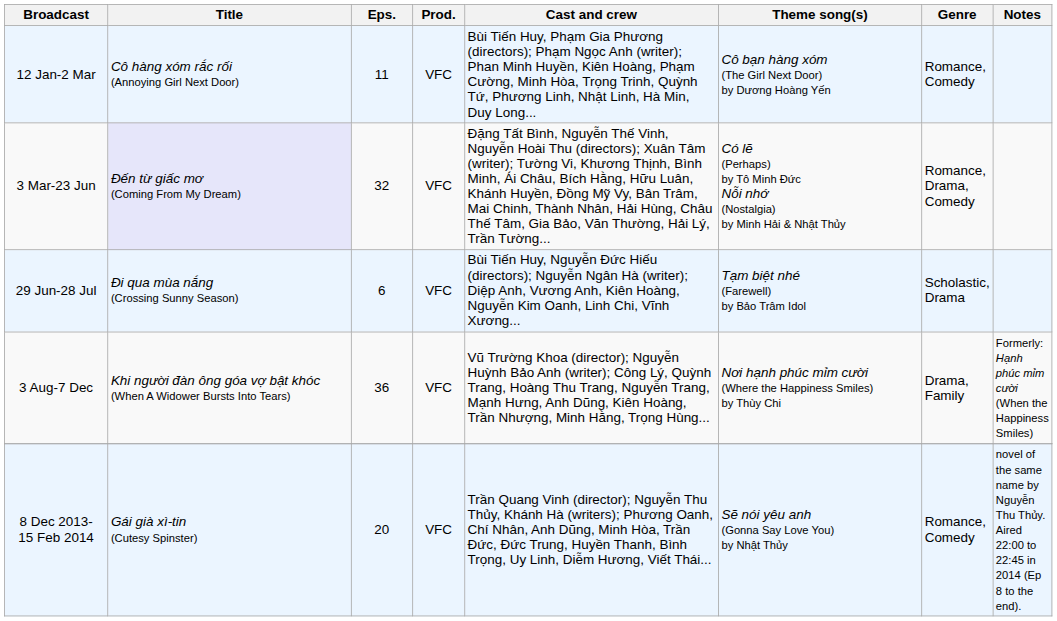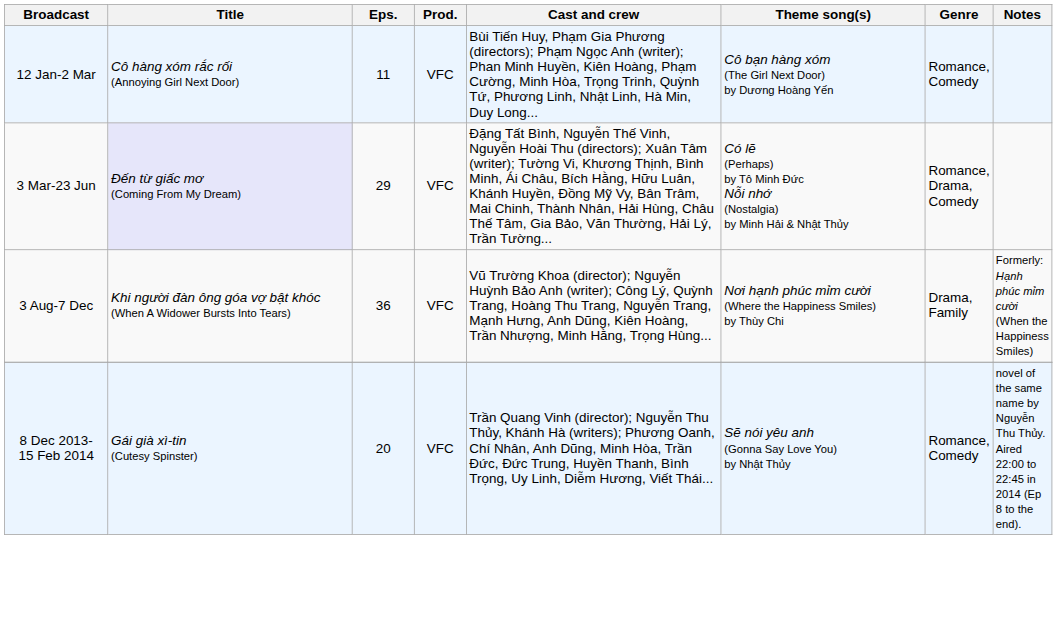(382, 186) 32 -> (383, 186) 29
- row: (56, 290)
